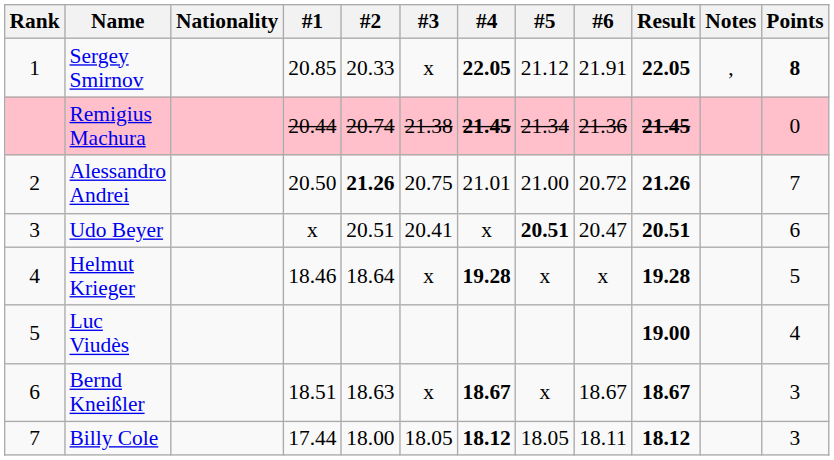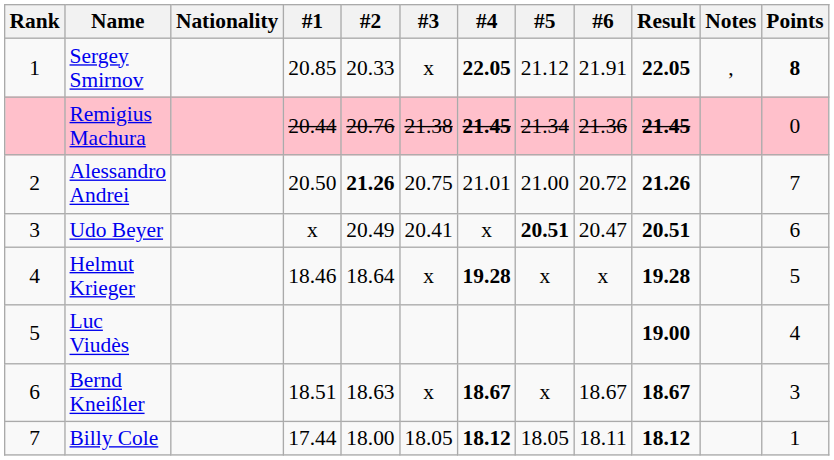(370, 125) 20.74 -> (370, 125) 20.76
(370, 229) 20.51 -> (370, 229) 20.49
(795, 438) 3 -> (795, 438) 1
